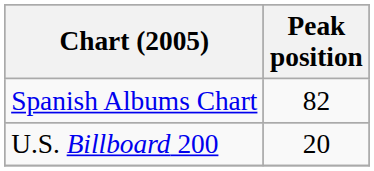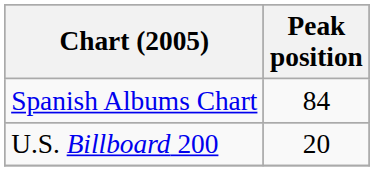(316, 100) 82 -> (316, 100) 84
